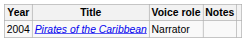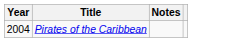- column: (176, 12)
